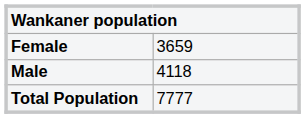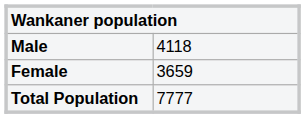rows swapped: (29, 72) <-> (39, 46)
